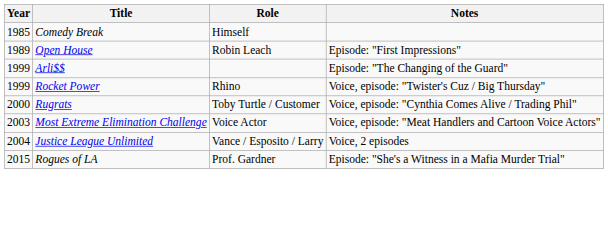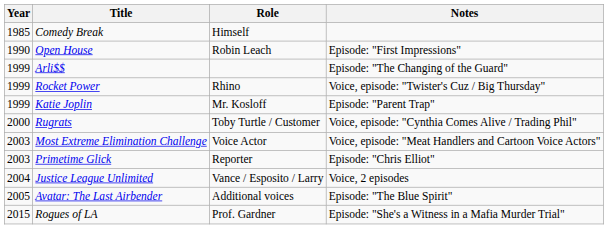(19, 50) 1989 -> (19, 50) 1990
+ row: (64, 104)
+ row: (73, 159)
+ row: (99, 196)
